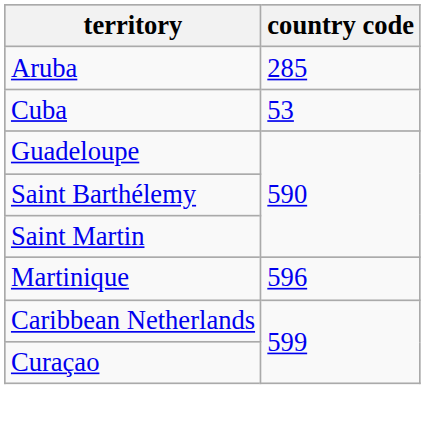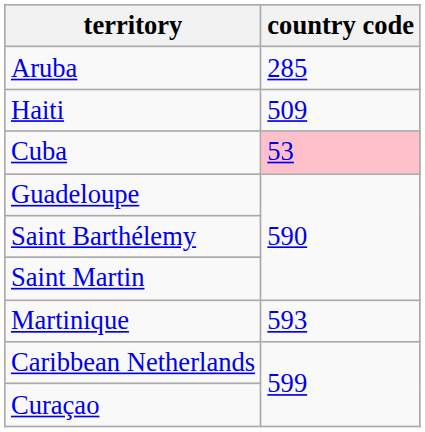+ row: (38, 109)
(281, 109) no background -> (281, 151) pink background
(287, 278) 596 -> (287, 320) 593
